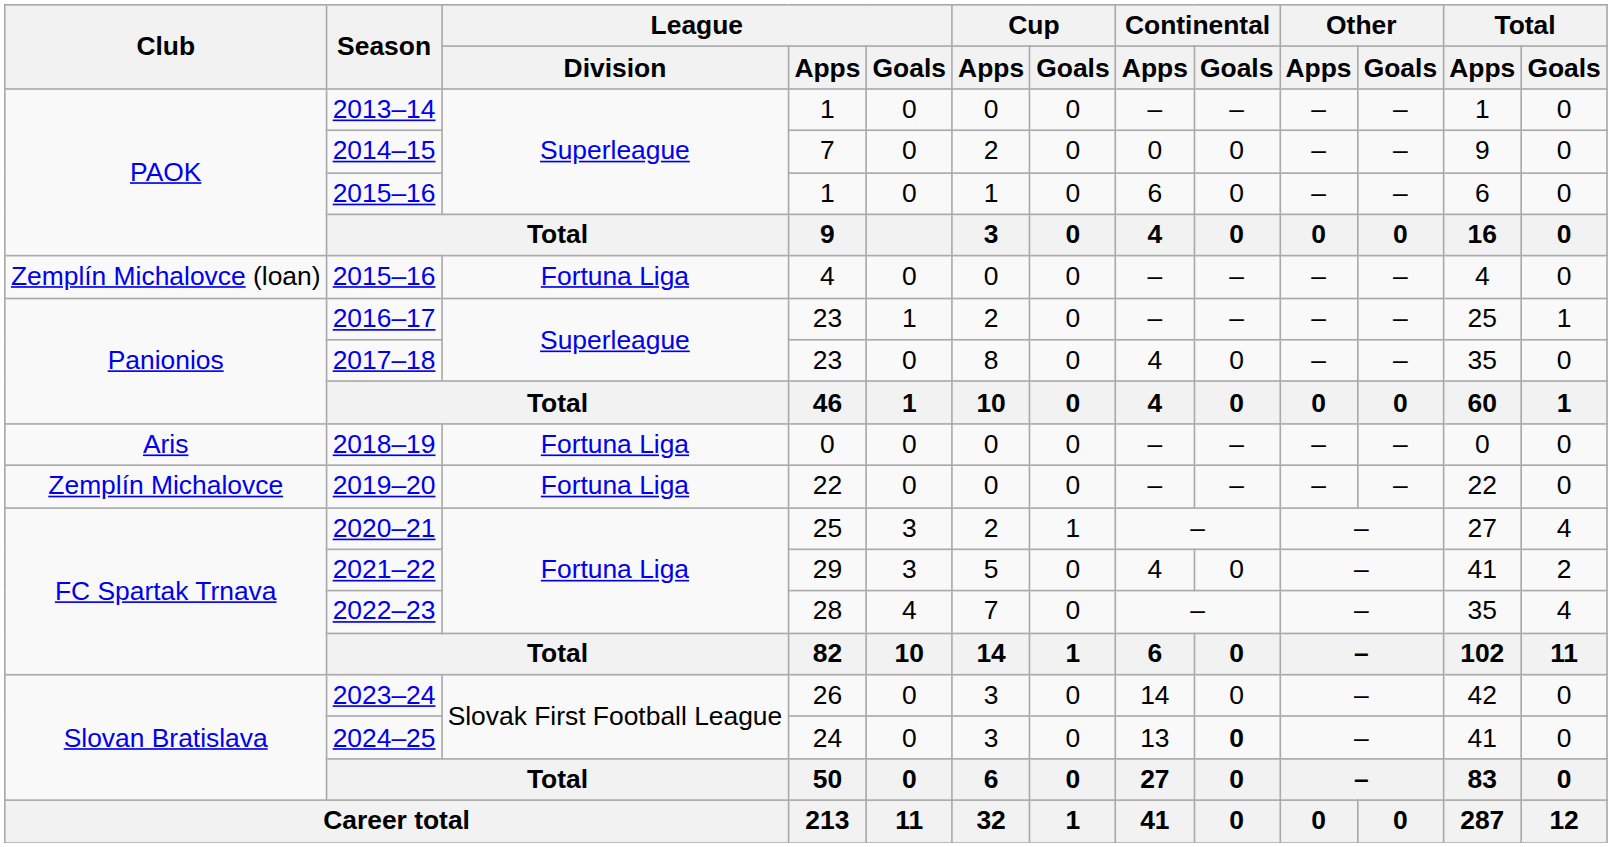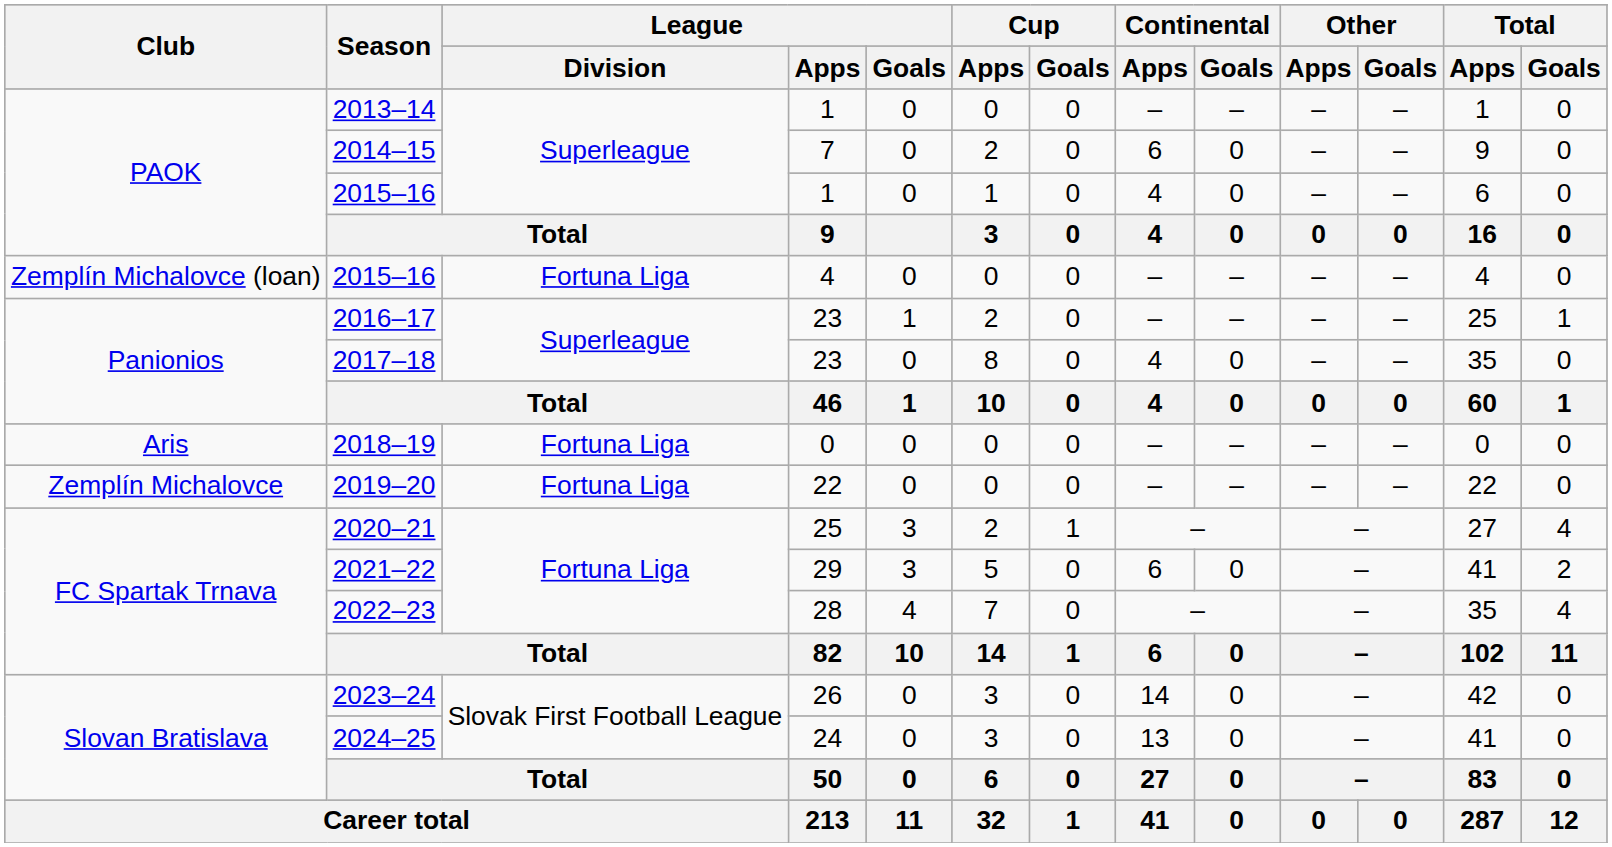(1155, 151) 0 -> (1155, 151) 6
(1155, 192) 6 -> (1155, 192) 4
(1155, 569) 4 -> (1155, 569) 6
(1237, 737) bold -> (1237, 737) normal
